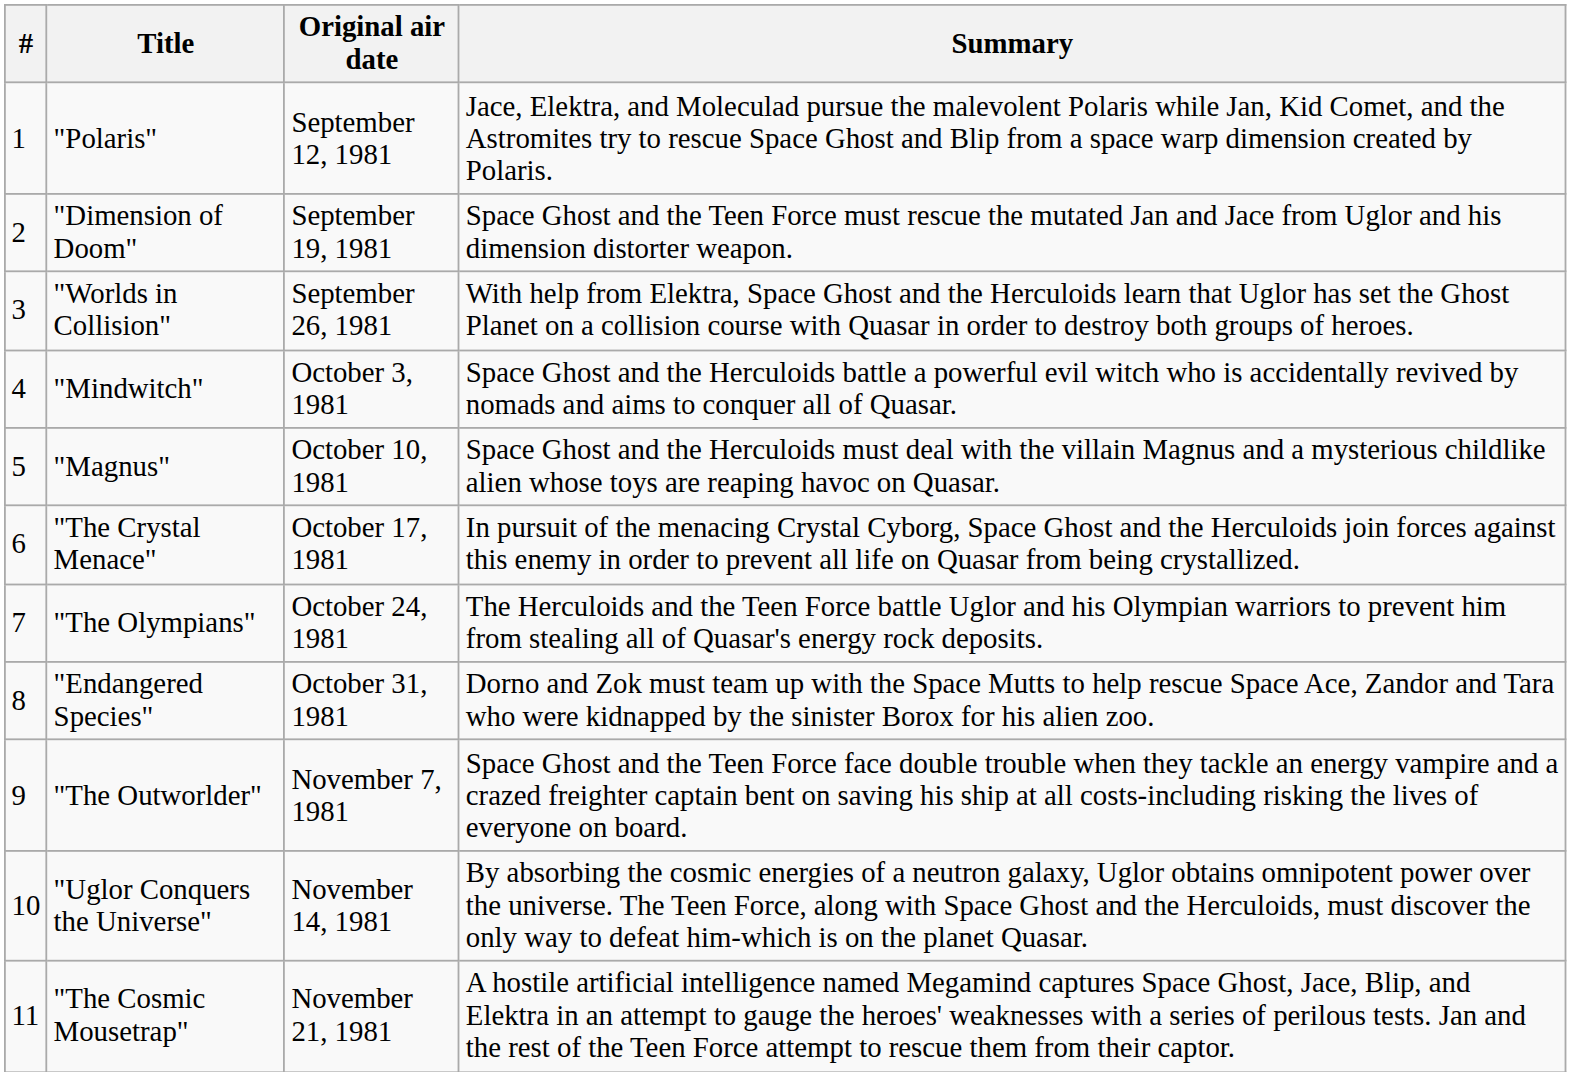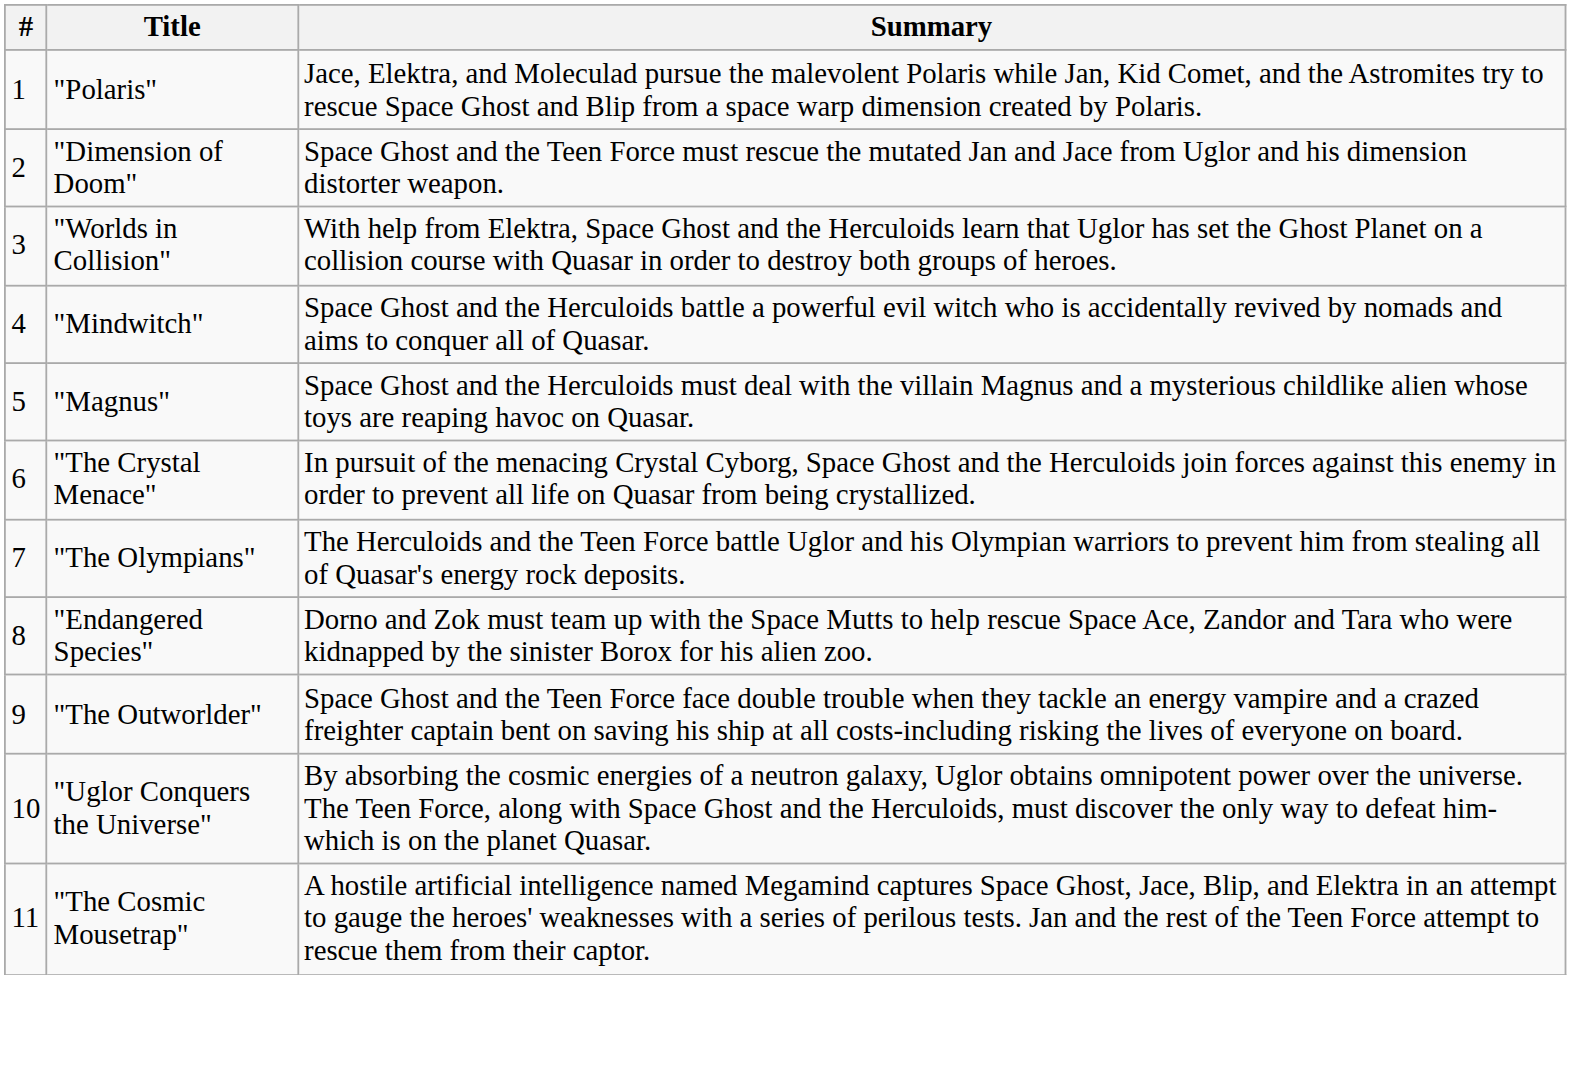- column: (372, 43)
